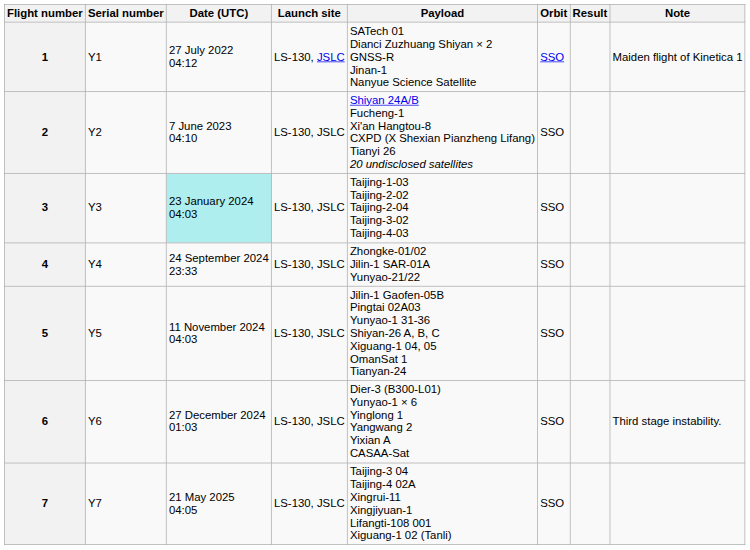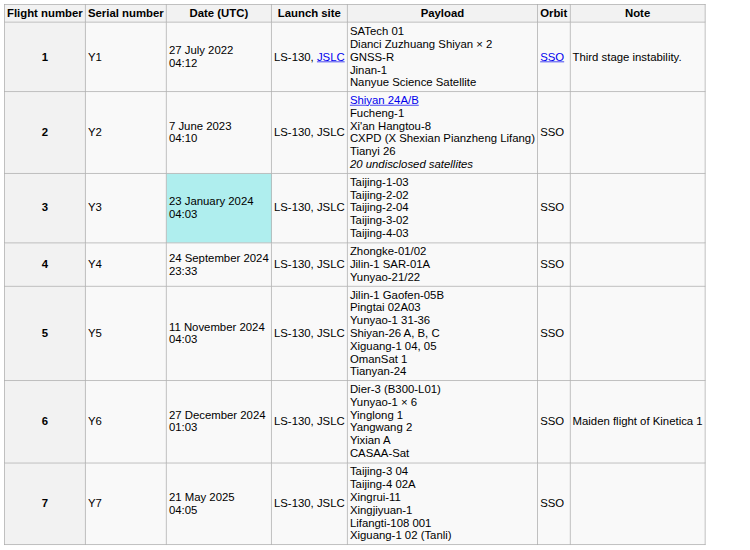- column: (590, 13)
(678, 57) Maiden flight of Kinetica 1 -> (627, 57) Third stage instability.
(667, 421) Third stage instability. -> (638, 421) Maiden flight of Kinetica 1
